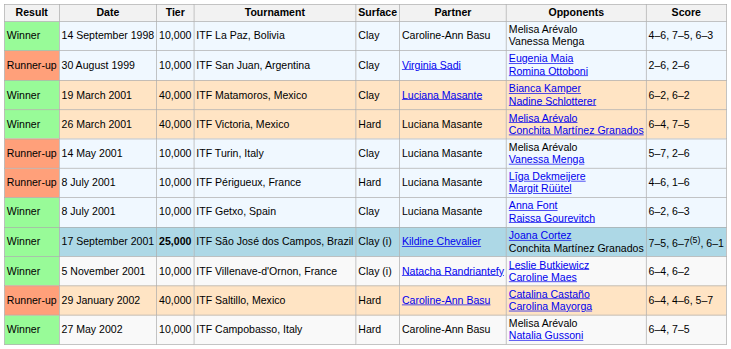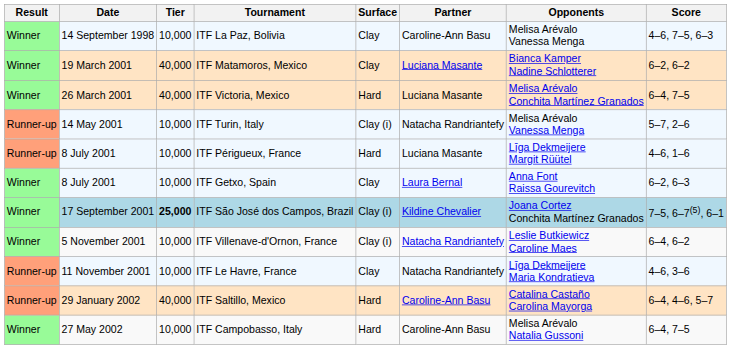- row: (253, 65)
(369, 153) Clay -> (375, 123) Clay (i)
(442, 153) Luciana Masante -> (453, 123) Natacha Randriantefy
(442, 212) Luciana Masante -> (432, 182) Laura Bernal
+ row: (246, 270)
